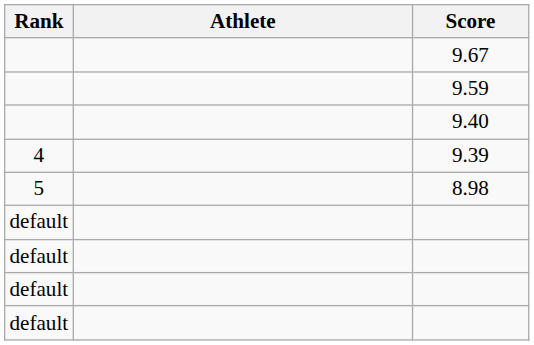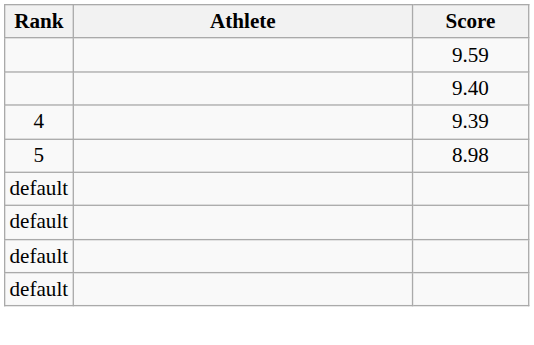- row: (39, 55)
